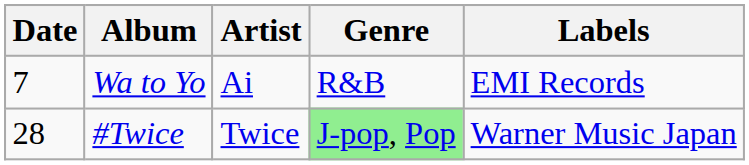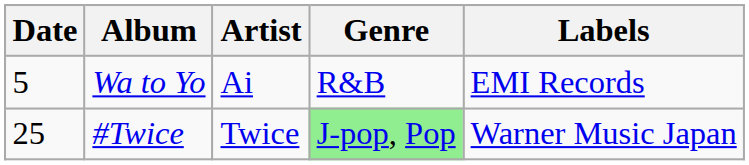(21, 81) 7 -> (21, 81) 5
(29, 133) 28 -> (29, 133) 25
